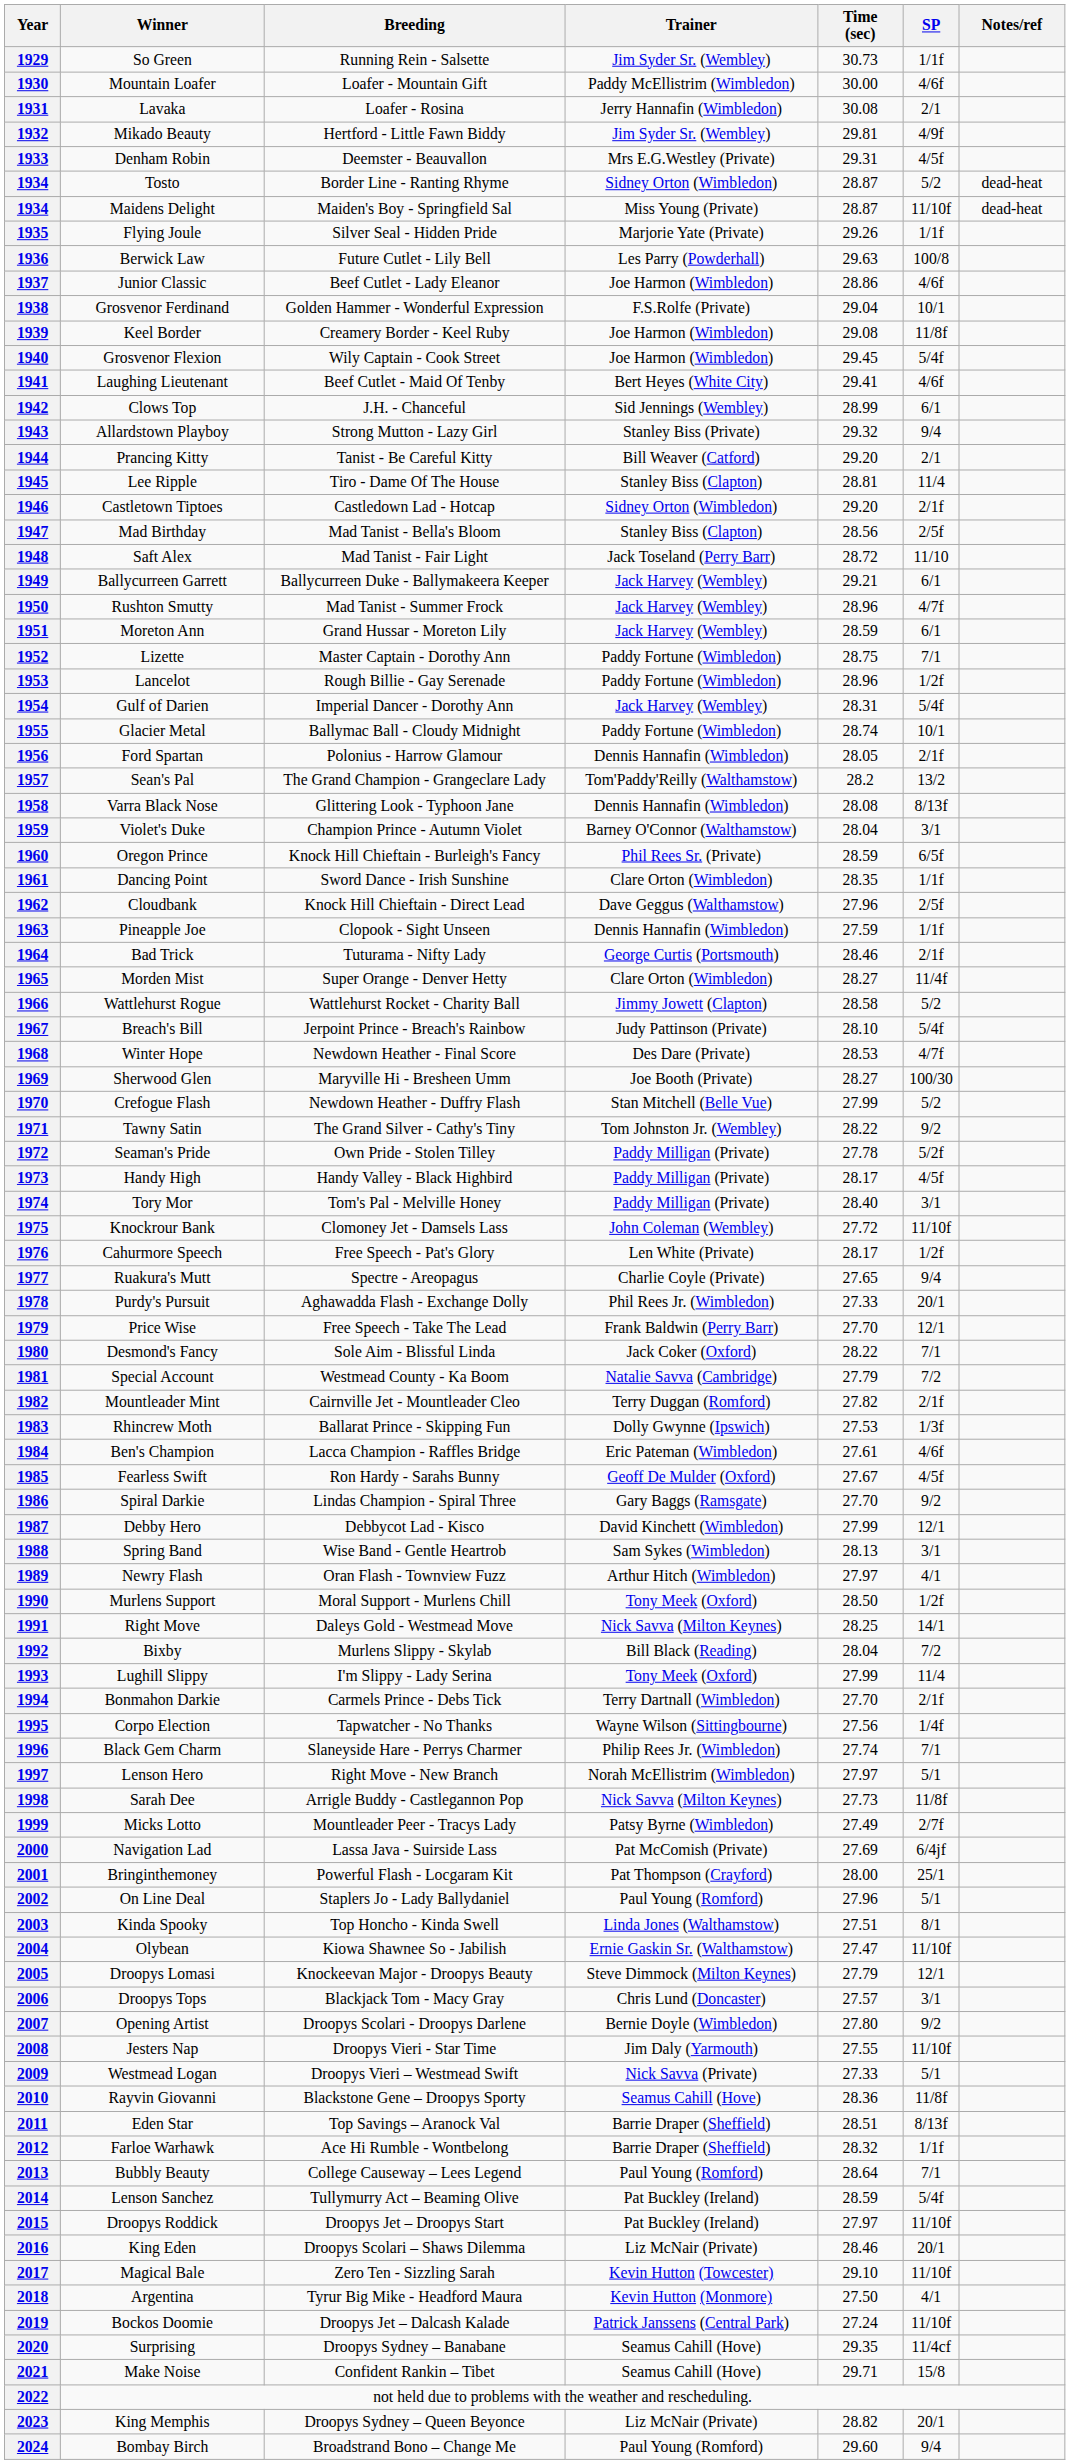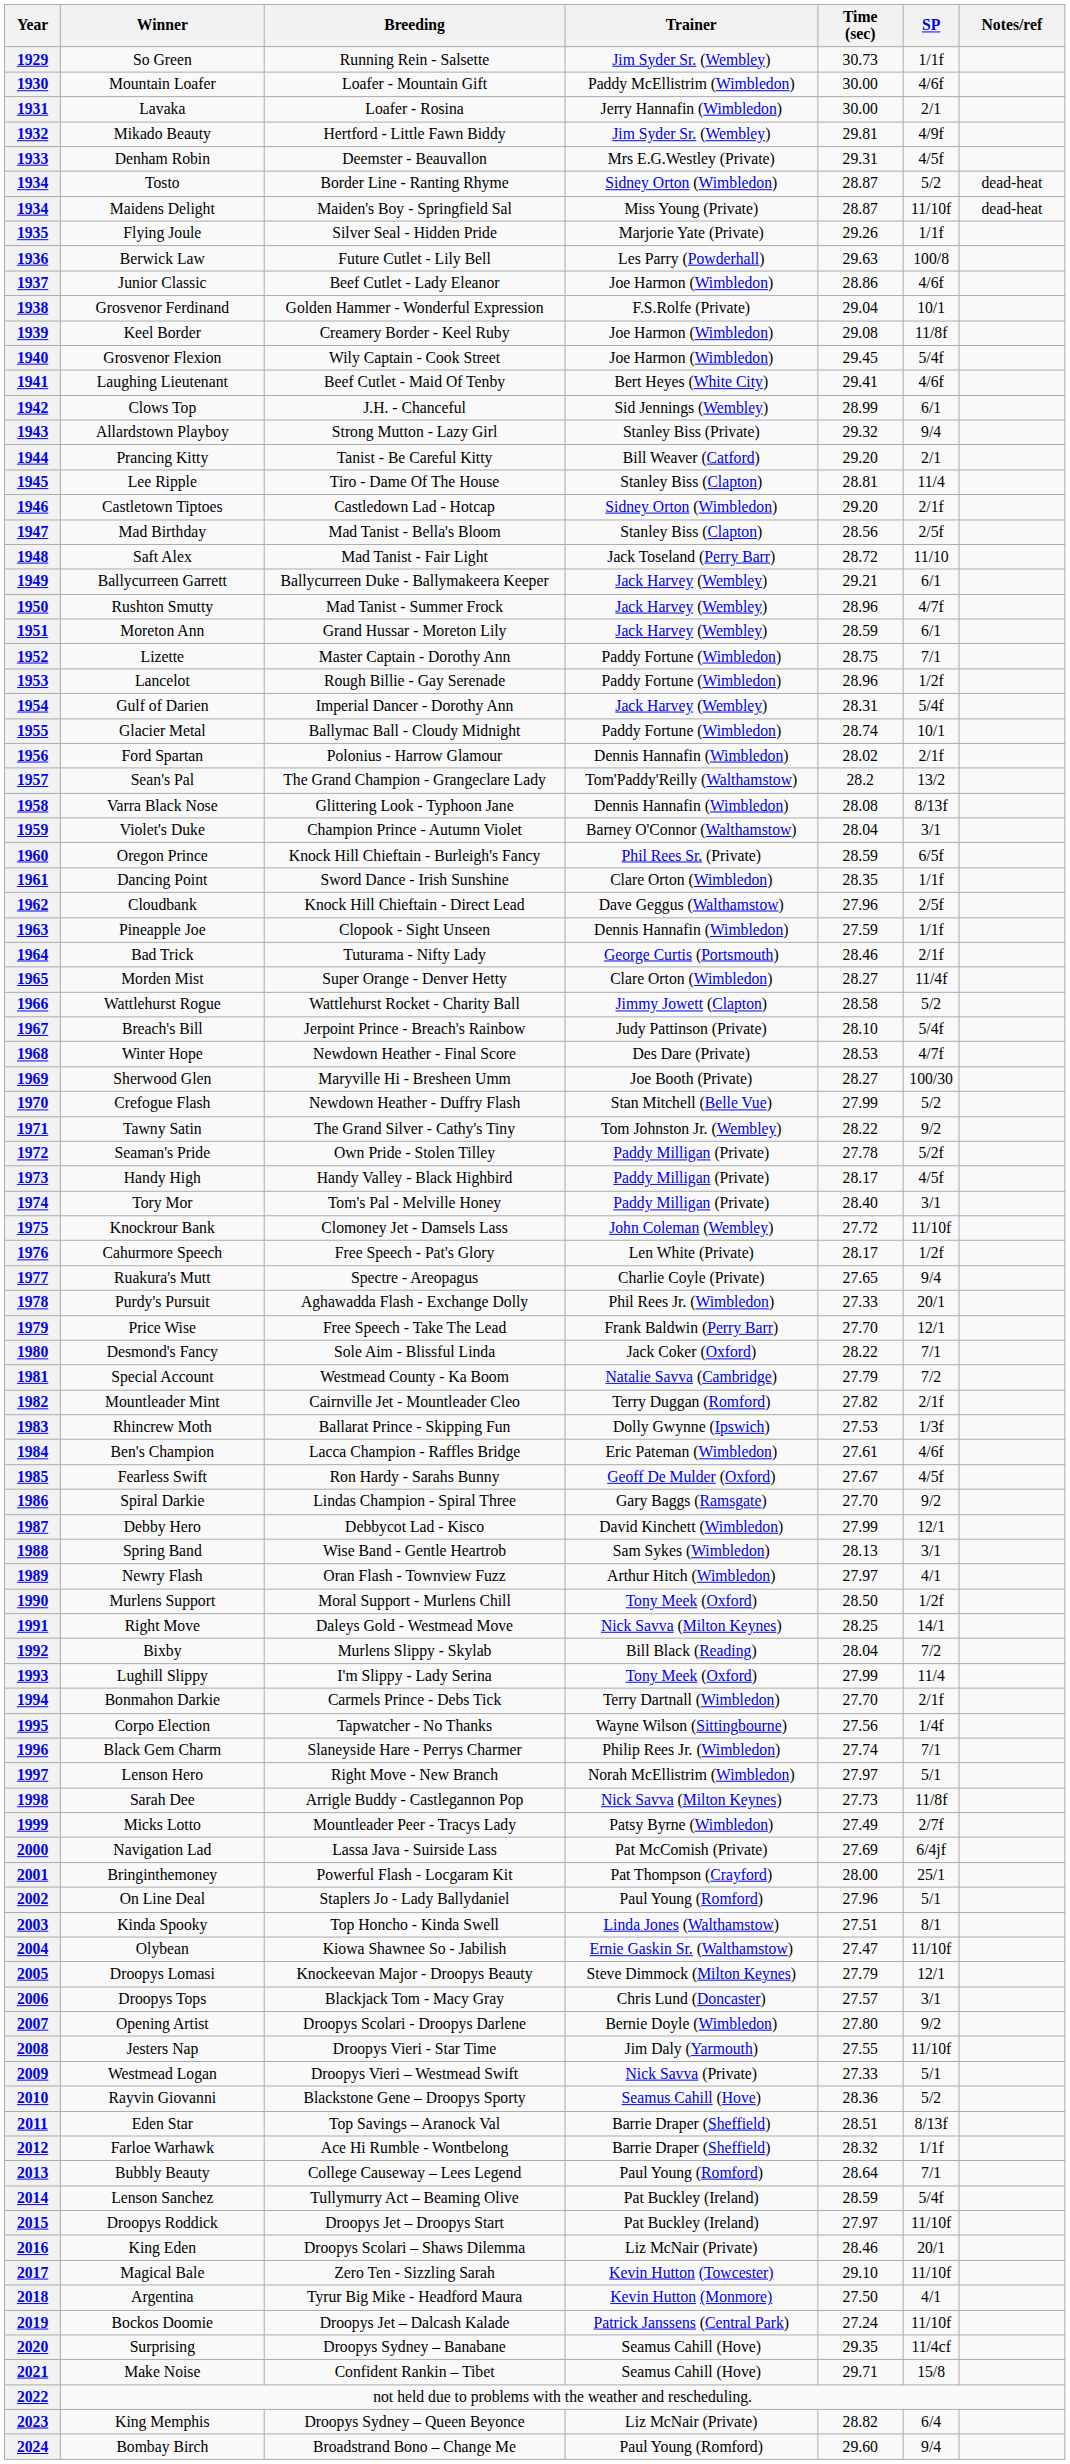(860, 109) 30.08 -> (860, 109) 30.00
(860, 755) 28.05 -> (860, 755) 28.02
(931, 2098) 11/8f -> (931, 2098) 5/2
(931, 2421) 20/1 -> (931, 2421) 6/4
